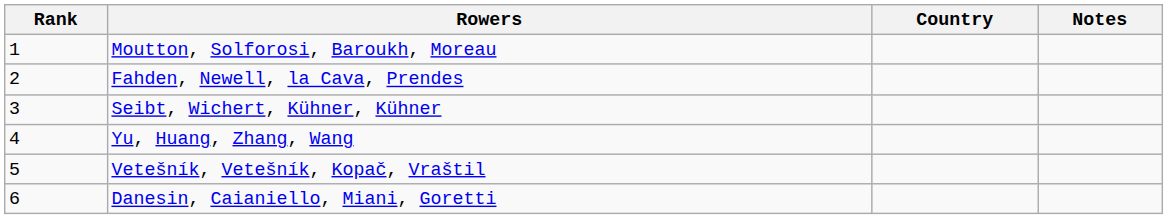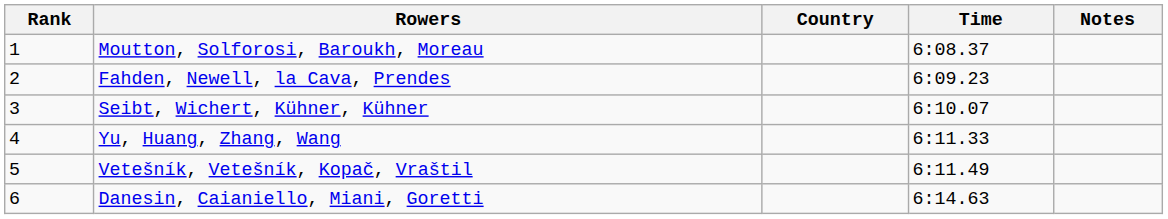+ column: (981, 20)
